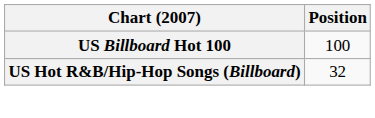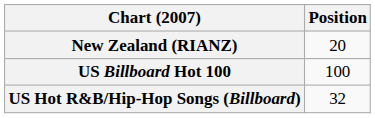+ row: (155, 44)
